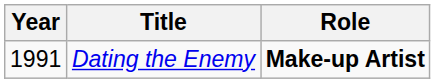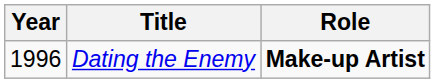(36, 59) 1991 -> (36, 59) 1996
